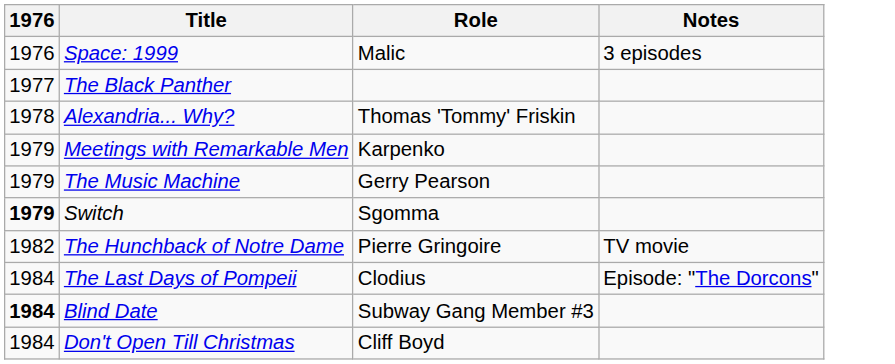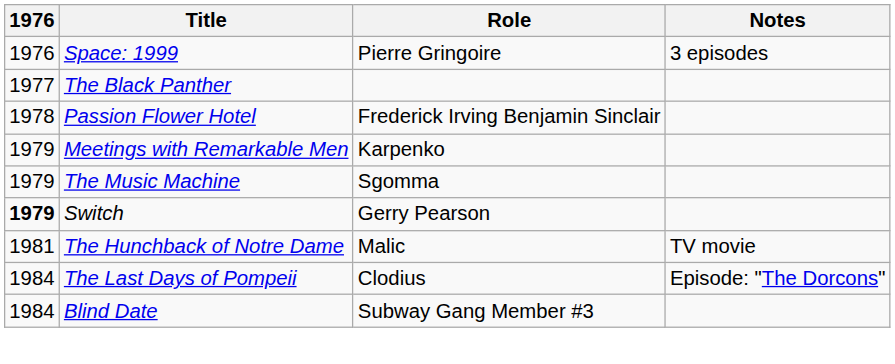(382, 52) Malic -> (430, 52) Pierre Gringoire
+ row: (160, 117)
- row: (149, 117)
(424, 181) Gerry Pearson -> (399, 181) Sgomma
(399, 213) Sgomma -> (424, 213) Gerry Pearson
(32, 246) 1982 -> (32, 246) 1981
(430, 246) Pierre Gringoire -> (382, 246) Malic
(32, 310) bold -> (32, 310) normal
- row: (179, 342)
